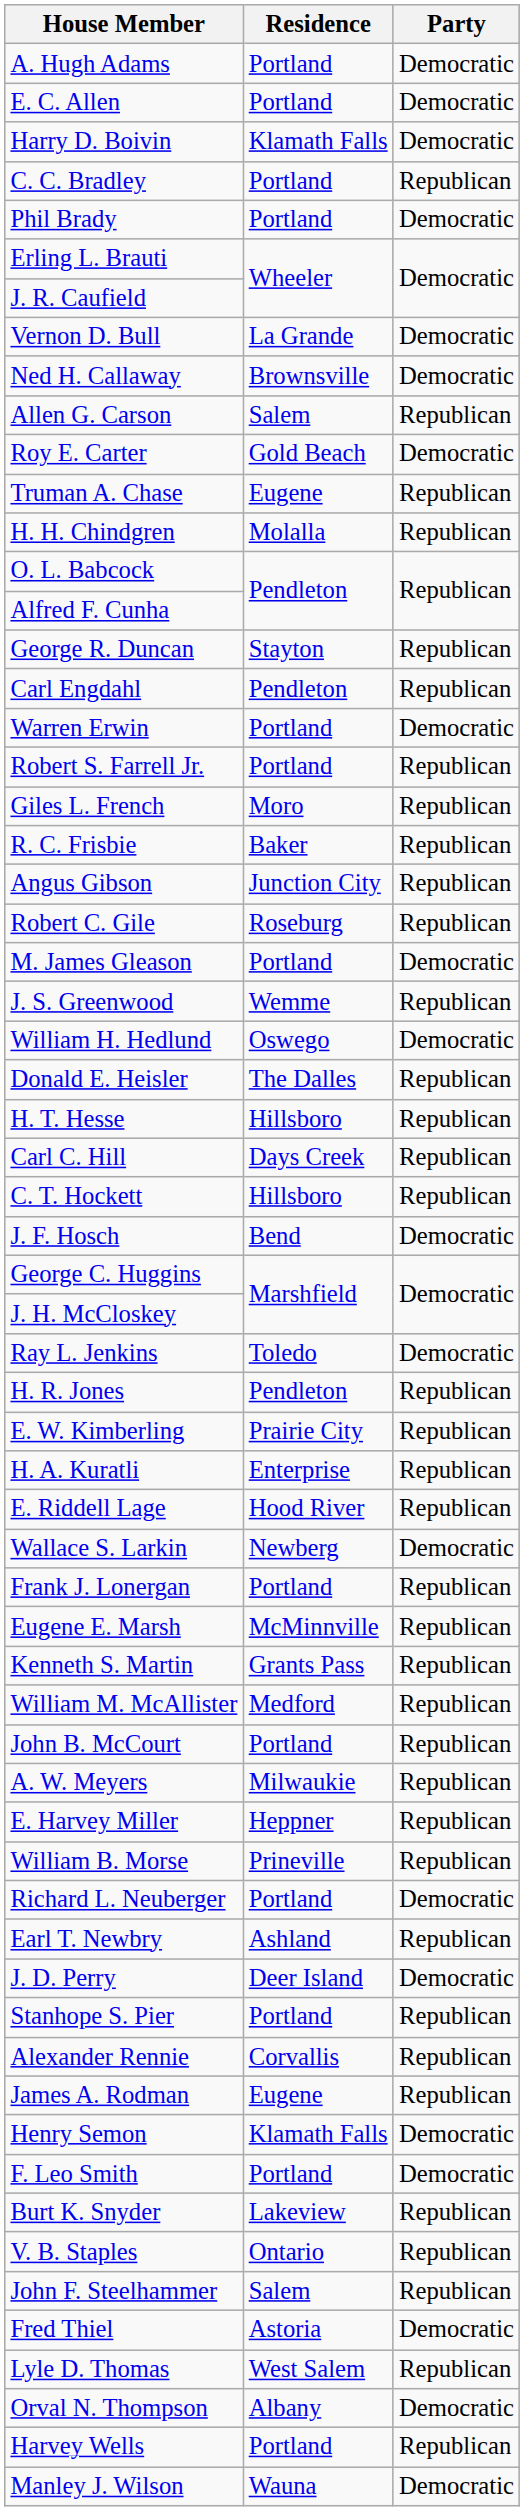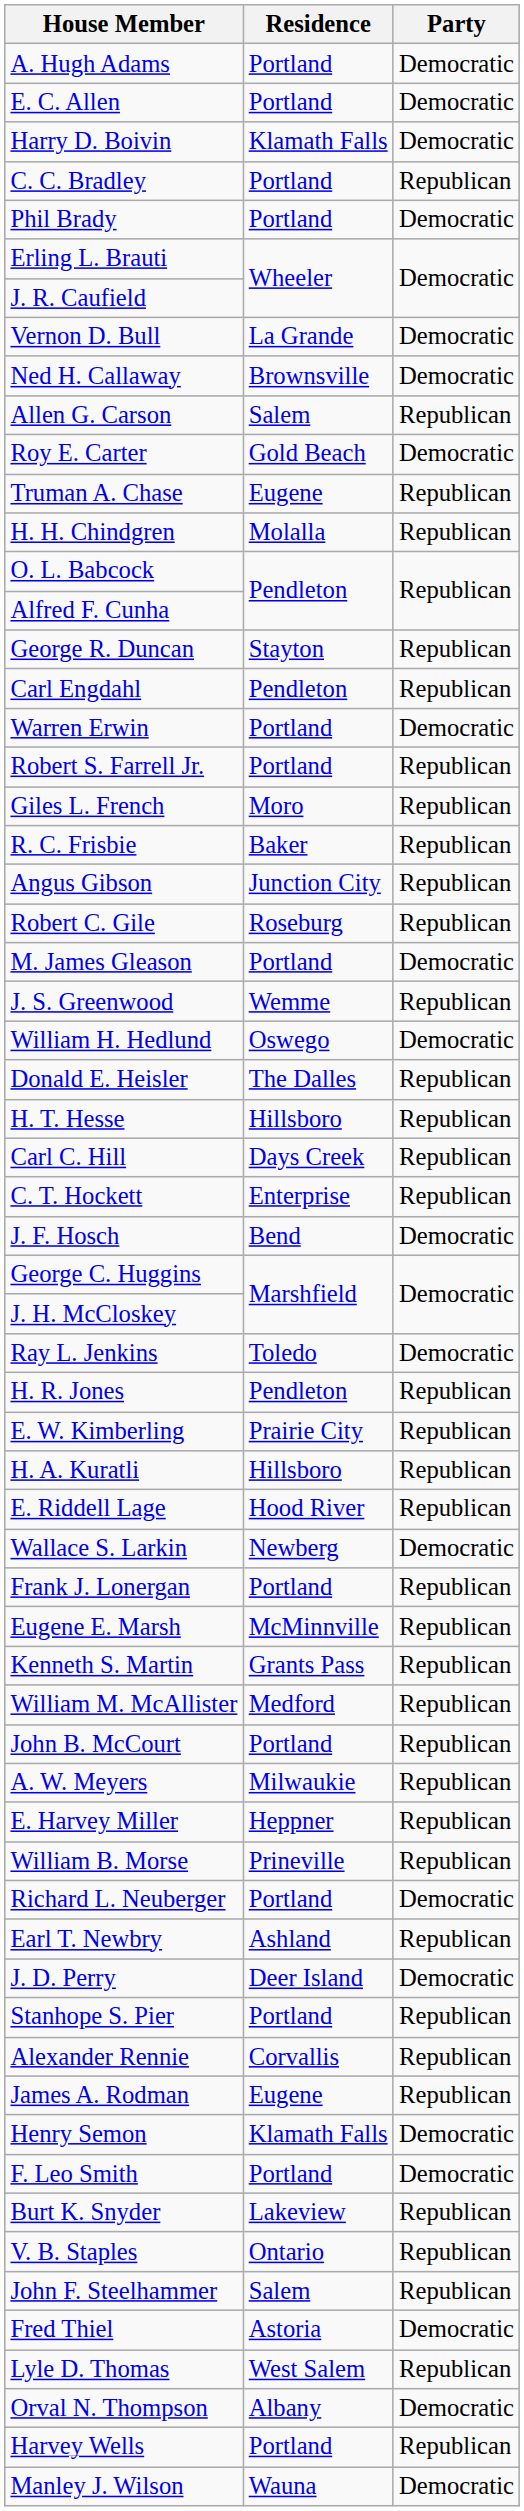(295, 1196) Hillsboro -> (299, 1196) Enterprise
(299, 1469) Enterprise -> (295, 1469) Hillsboro
